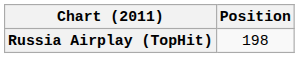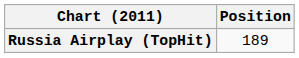(255, 41) 198 -> (255, 41) 189
